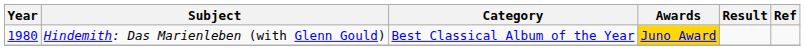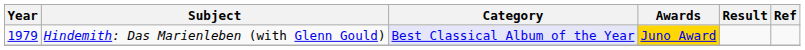(23, 35) 1980 -> (23, 35) 1979
(513, 35) no background -> (513, 35) lavender background
